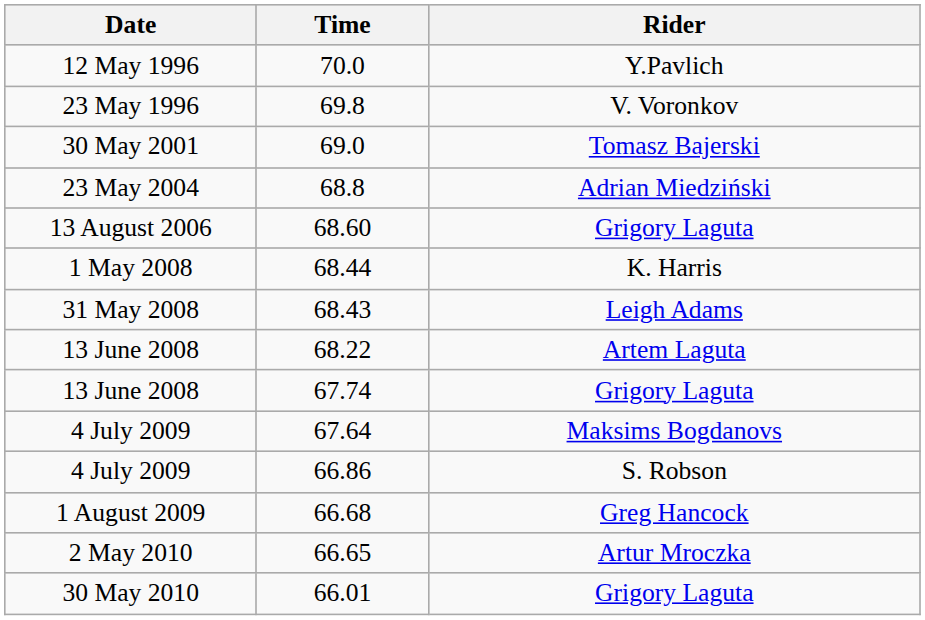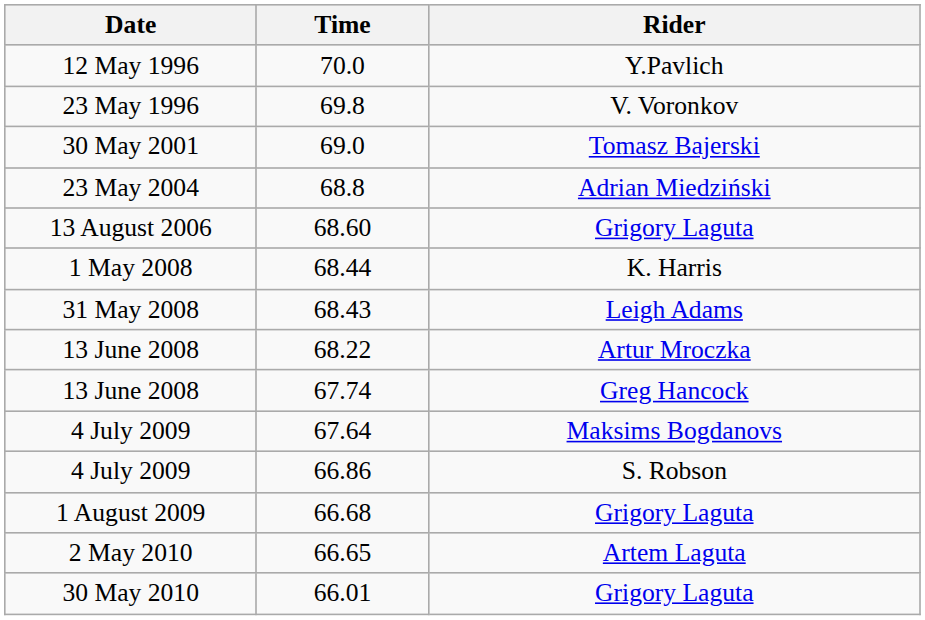(674, 349) Artem Laguta -> (674, 349) Artur Mroczka
(674, 390) Grigory Laguta -> (674, 390) Greg Hancock
(674, 512) Greg Hancock -> (674, 512) Grigory Laguta
(674, 552) Artur Mroczka -> (674, 552) Artem Laguta
